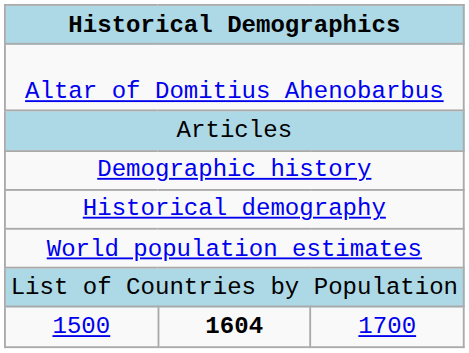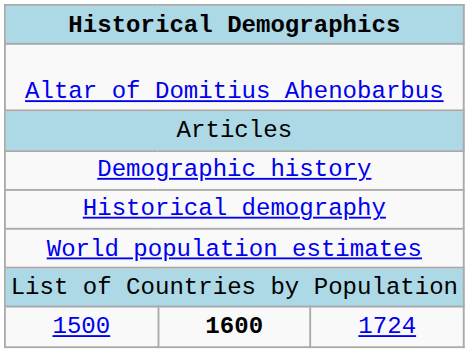(234, 327) 1604 -> (234, 327) 1600
(387, 327) 1700 -> (387, 327) 1724
